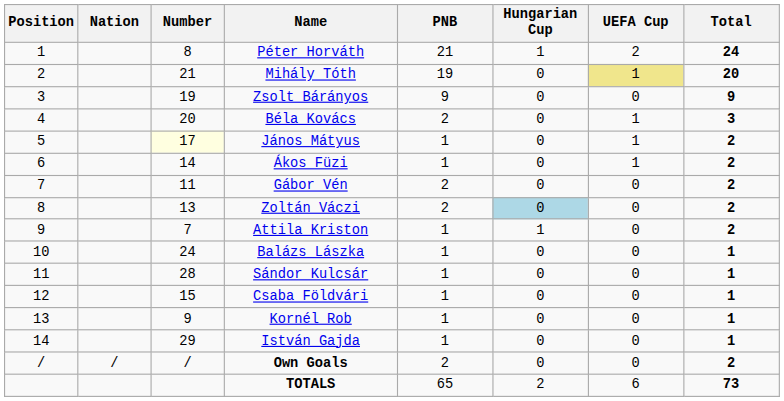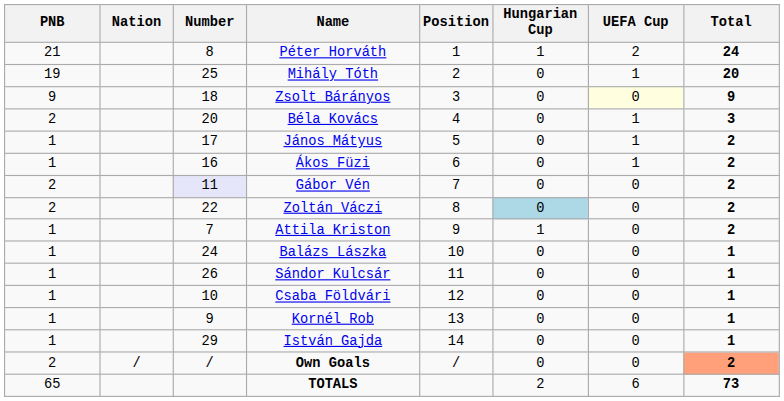columns swapped: (41, 24) <-> (445, 24)
(188, 76) 21 -> (210, 76) 25
(636, 76) khaki background -> (636, 76) no background
(188, 98) 19 -> (210, 98) 18
(636, 98) no background -> (636, 98) lightyellow background
(188, 142) lightyellow background -> (210, 142) no background
(188, 164) 14 -> (210, 164) 16
(188, 186) no background -> (210, 186) lavender background
(188, 209) 13 -> (210, 209) 22
(188, 275) 28 -> (210, 275) 26
(188, 297) 15 -> (210, 297) 10
(731, 363) no background -> (731, 363) lightsalmon background
